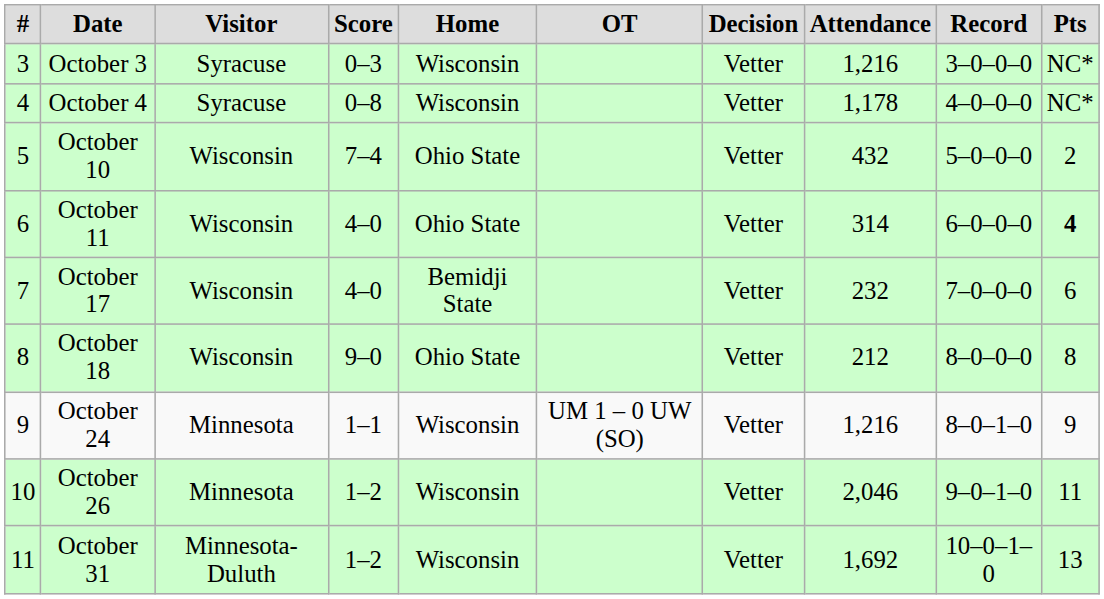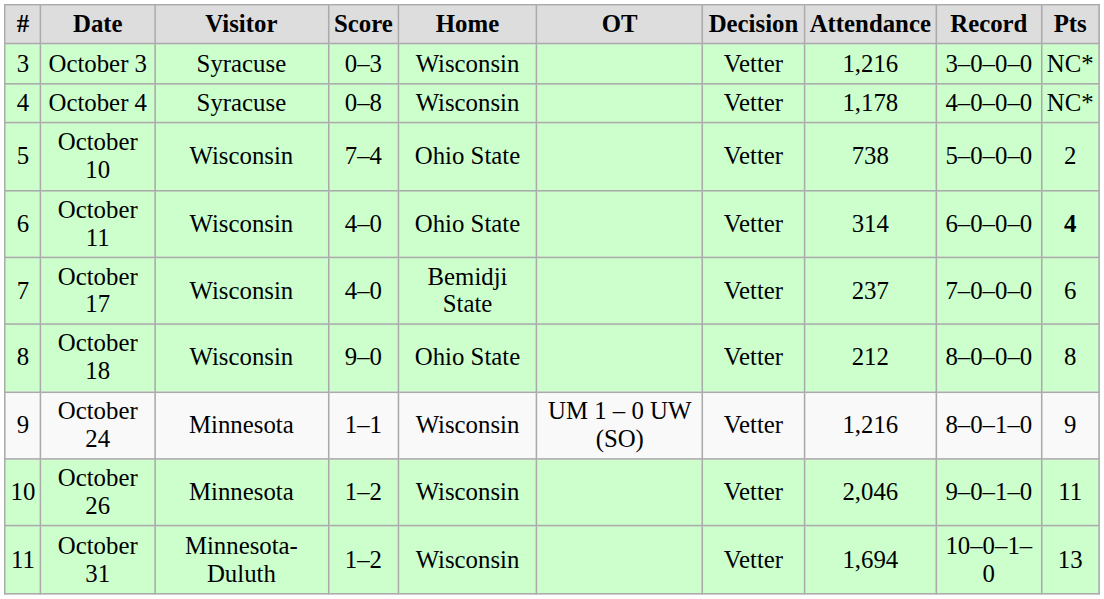(870, 156) 432 -> (870, 156) 738
(870, 290) 232 -> (870, 290) 237
(870, 559) 1,692 -> (870, 559) 1,694
